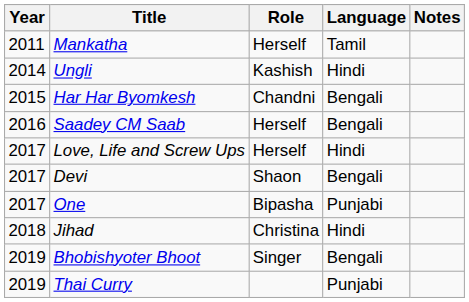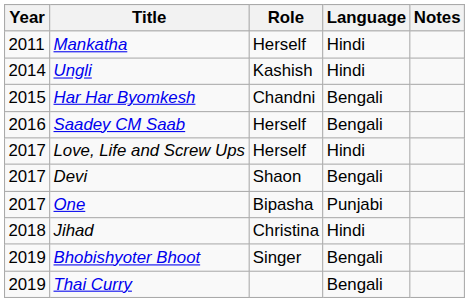(346, 44) Tamil -> (346, 44) Hindi
(355, 284) Punjabi -> (355, 284) Bengali
